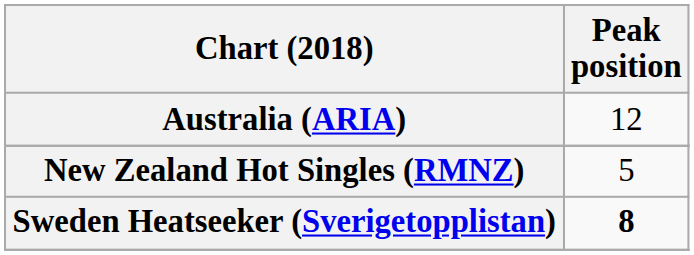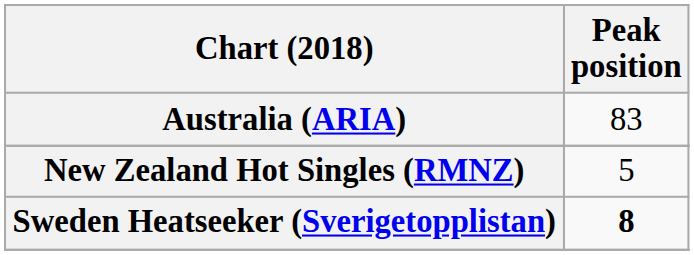(626, 118) 12 -> (626, 118) 83
